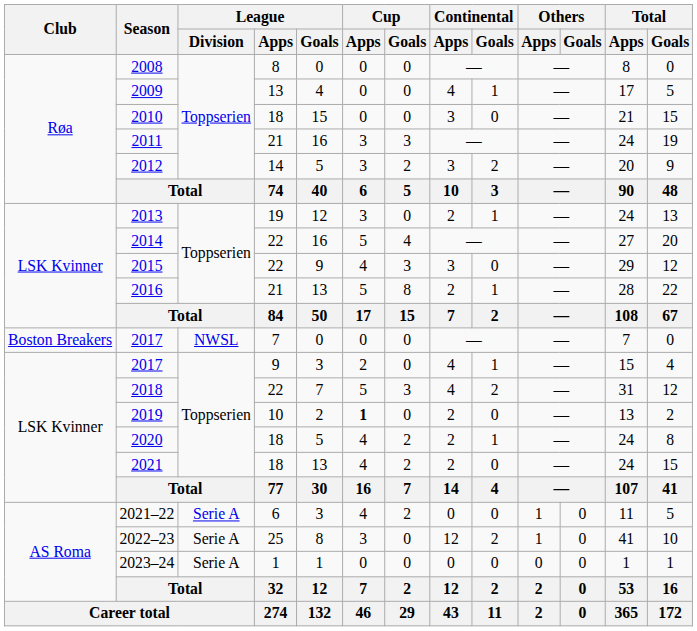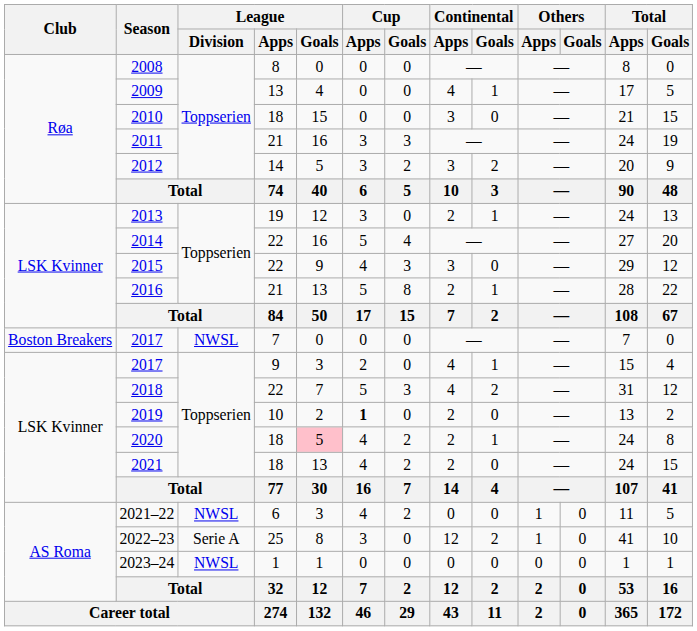(319, 439) no background -> (319, 439) pink background
(216, 514) Serie A -> (216, 514) NWSL
(216, 564) Serie A -> (216, 564) NWSL
